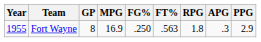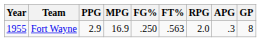columns swapped: (88, 12) <-> (243, 12)
(197, 29) 1.8 -> (203, 29) 2.0
